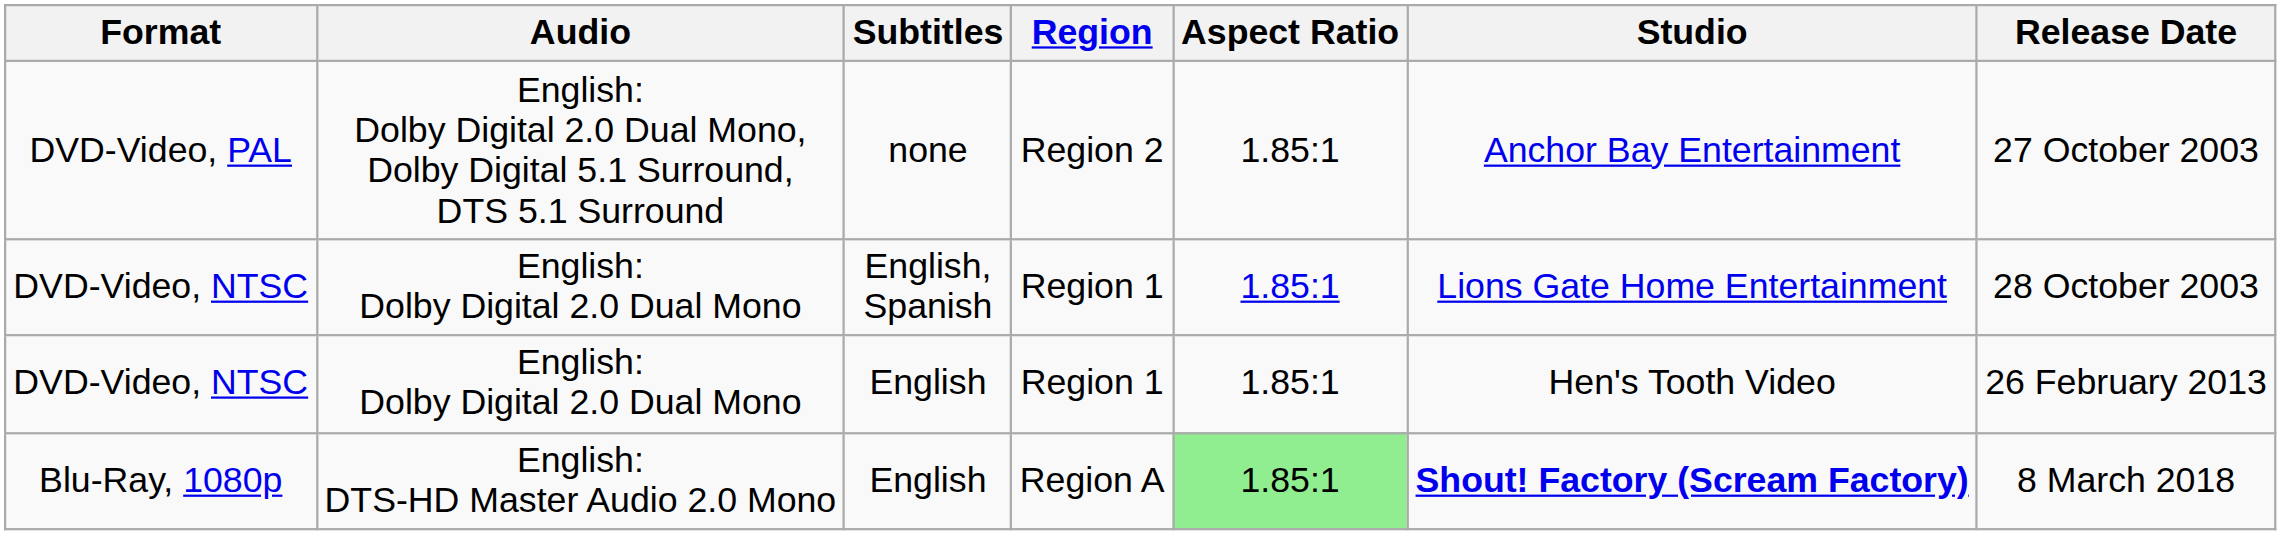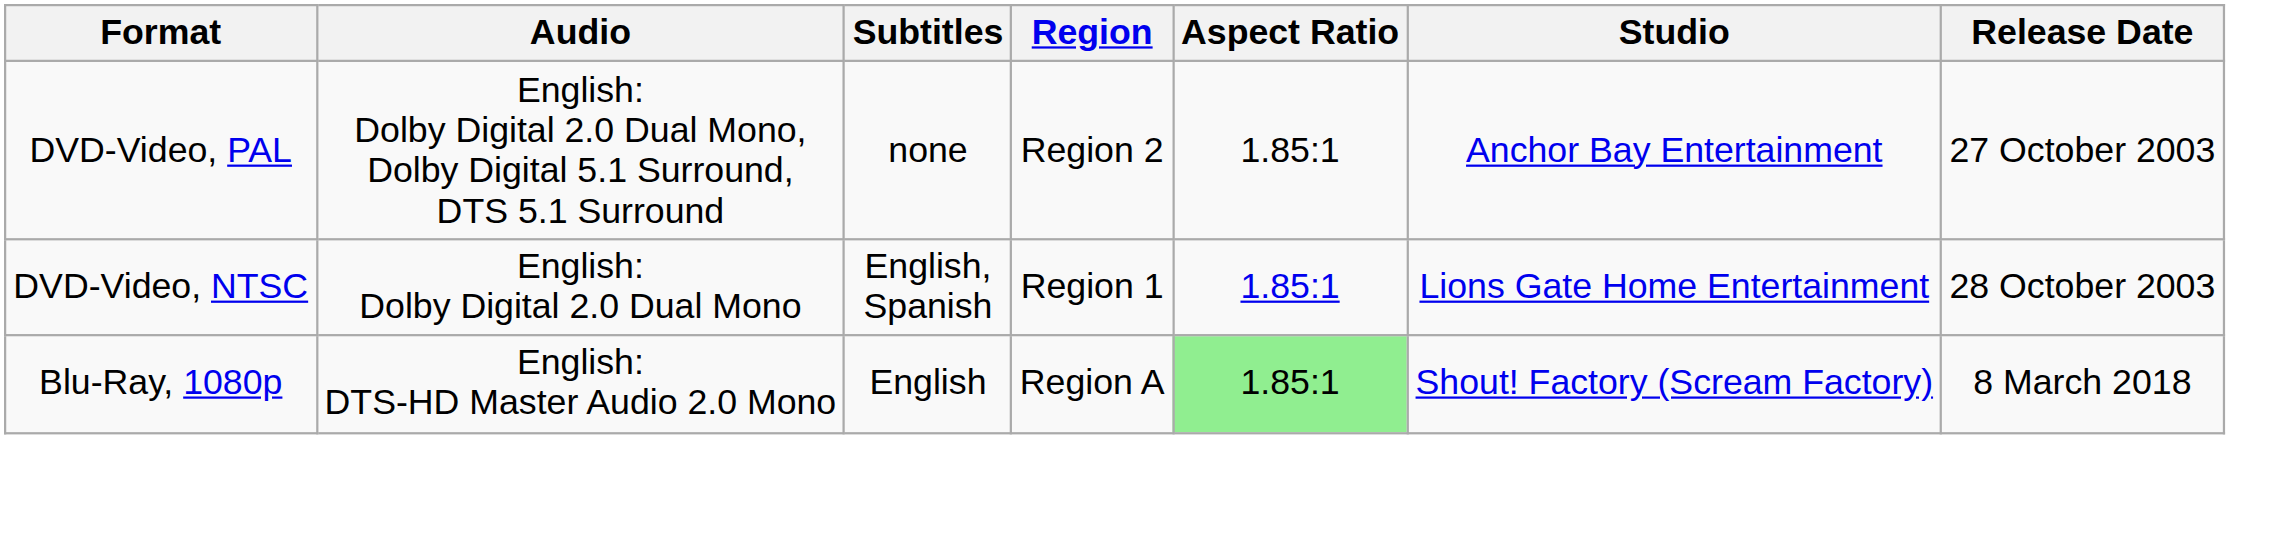- row: (161, 383)
(1692, 479) bold -> (1674, 383) normal
